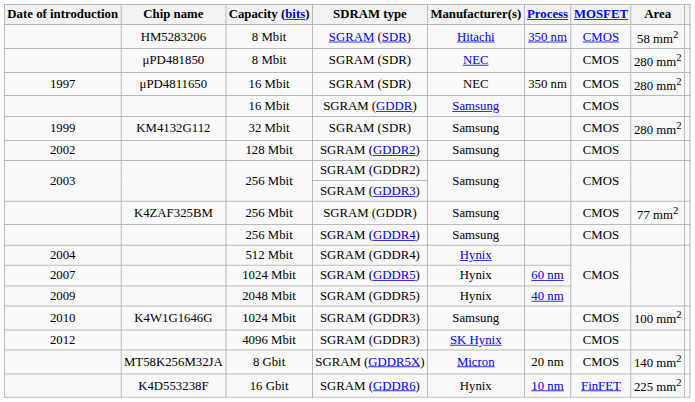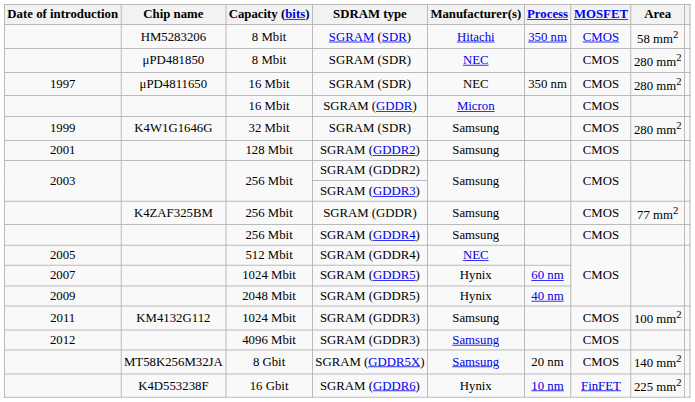(476, 106) Samsung -> (476, 106) Micron
(173, 128) KM4132G112 -> (173, 128) K4W1G1646G
(63, 150) 2002 -> (63, 150) 2001
(63, 255) 2004 -> (63, 255) 2005
(476, 255) Hynix -> (476, 255) NEC
(63, 317) 2010 -> (63, 317) 2011
(173, 317) K4W1G1646G -> (173, 317) KM4132G112
(476, 339) SK Hynix -> (476, 339) Samsung
(476, 361) Micron -> (476, 361) Samsung
